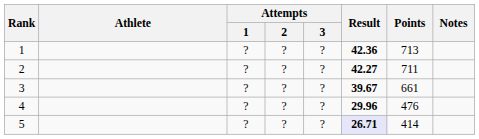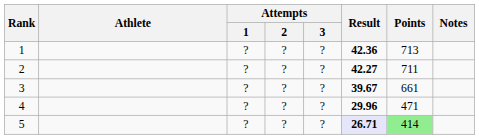(410, 106) 476 -> (410, 106) 471
(410, 124) no background -> (410, 124) lightgreen background
